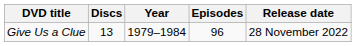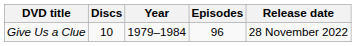(107, 32) 13 -> (107, 32) 10
